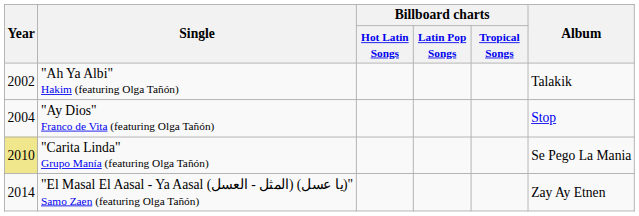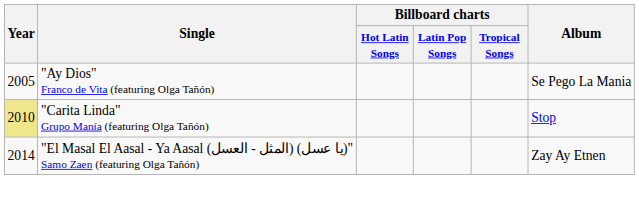- row: (110, 81)
(21, 118) 2004 -> (21, 81) 2005
(544, 118) Stop -> (581, 81) Se Pego La Mania
(581, 155) Se Pego La Mania -> (544, 118) Stop
